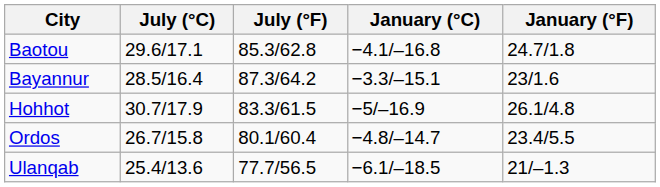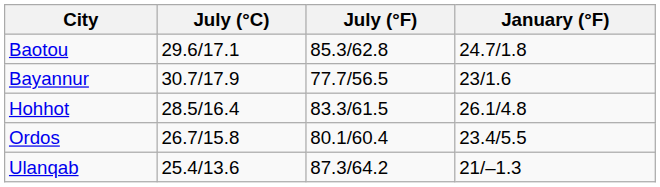- column: (425, 20)
(164, 79) 28.5/16.4 -> (200, 79) 30.7/17.9
(277, 79) 87.3/64.2 -> (349, 79) 77.7/56.5
(164, 108) 30.7/17.9 -> (200, 108) 28.5/16.4
(277, 168) 77.7/56.5 -> (349, 168) 87.3/64.2
